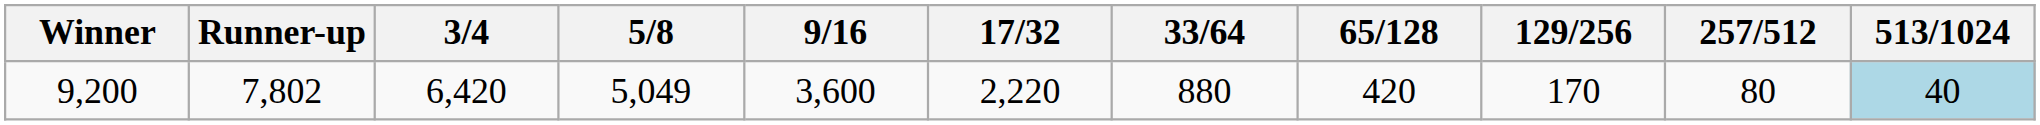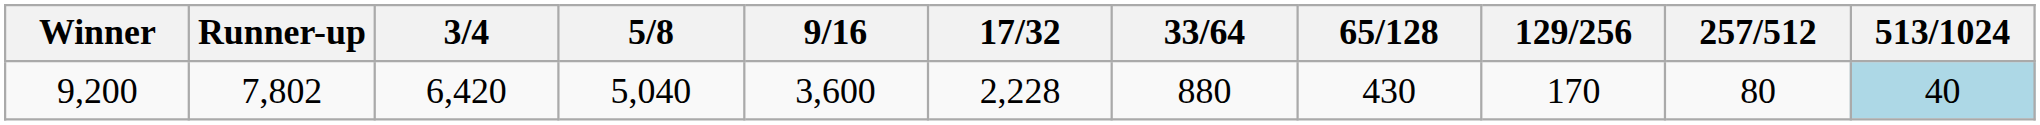(651, 89) 5,049 -> (651, 89) 5,040
(1020, 89) 2,220 -> (1020, 89) 2,228
(1389, 89) 420 -> (1389, 89) 430
